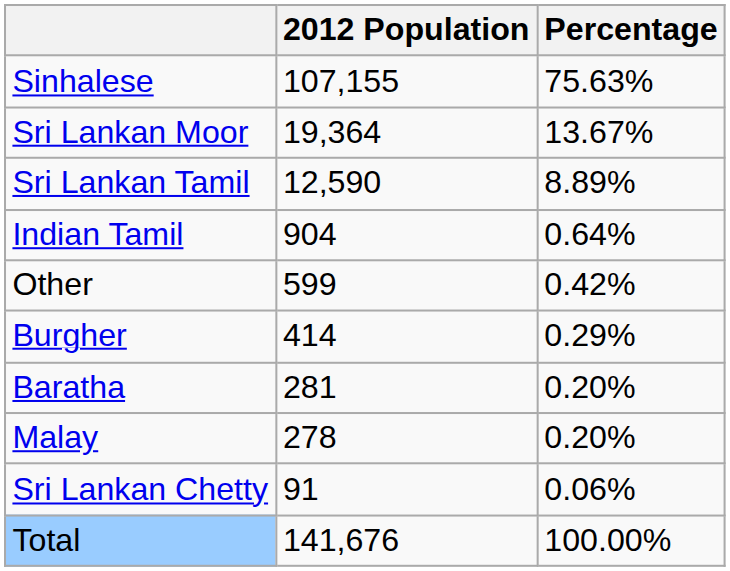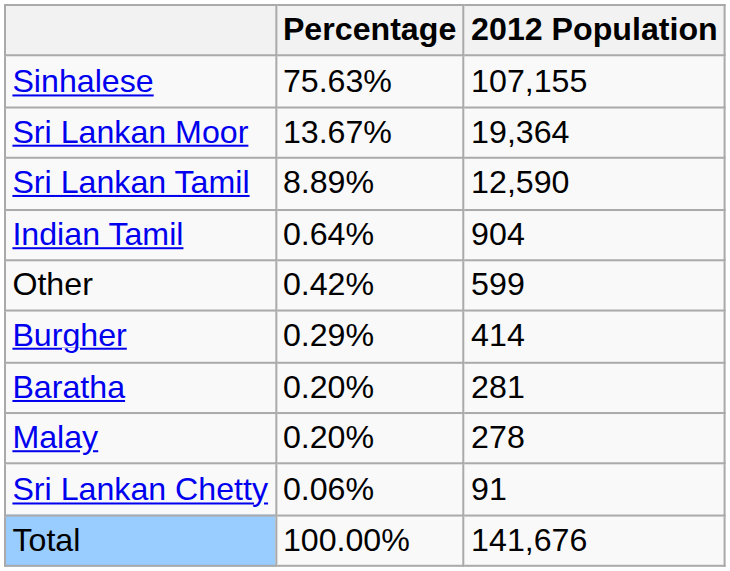columns swapped: (406, 30) <-> (631, 30)
